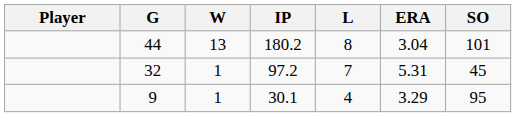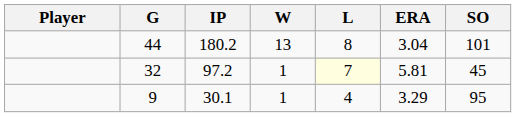columns swapped: (283, 17) <-> (218, 17)
(348, 71) no background -> (348, 71) lightyellow background
(413, 71) 5.31 -> (413, 71) 5.81
